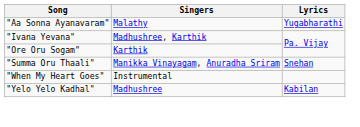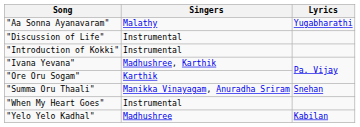+ row: (55, 38)
+ row: (63, 51)
